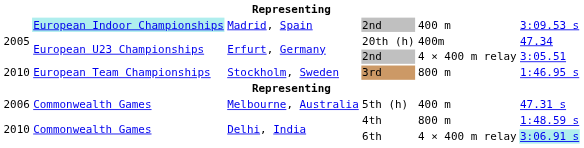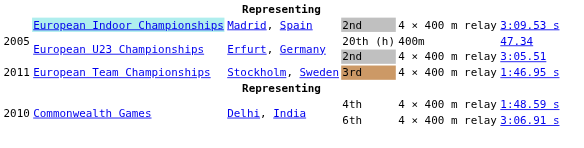(434, 25) 400 m -> (448, 25) 4 × 400 m relay
(17, 73) 2010 -> (17, 73) 2011
(434, 73) 800 m -> (448, 73) 4 × 400 m relay
- row: (293, 105)
(434, 121) 800 m -> (448, 105) 4 × 400 m relay
(550, 136) paleturquoise background -> (530, 121) no background
